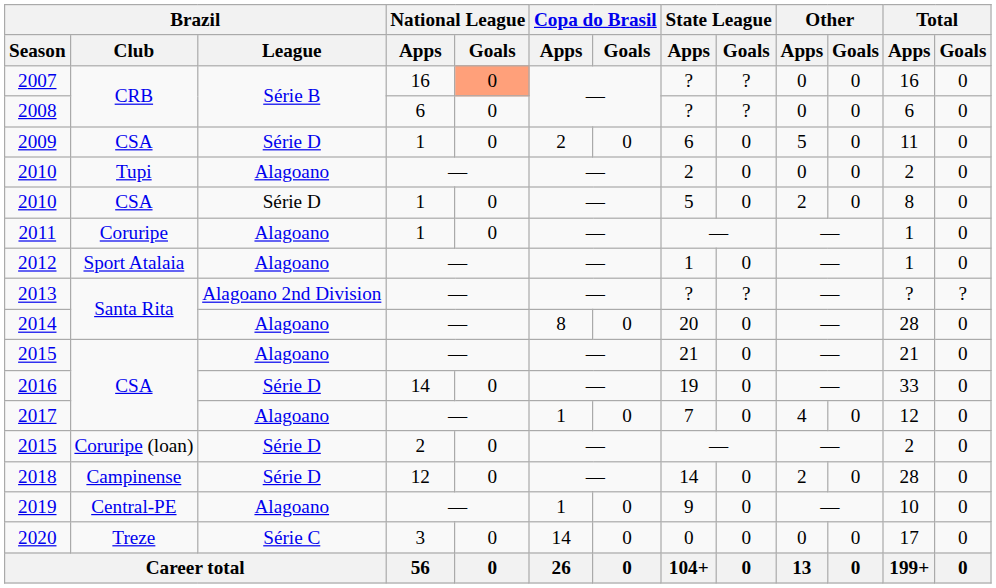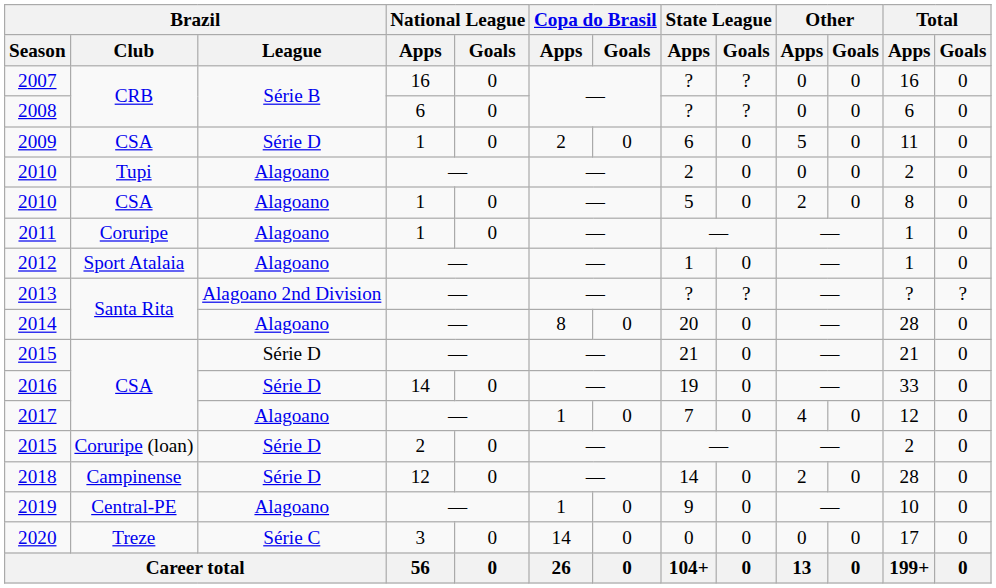(492, 80) lightsalmon background -> (492, 80) no background
(292, 202) Série D -> (292, 202) Alagoano
(292, 354) Alagoano -> (292, 354) Série D
